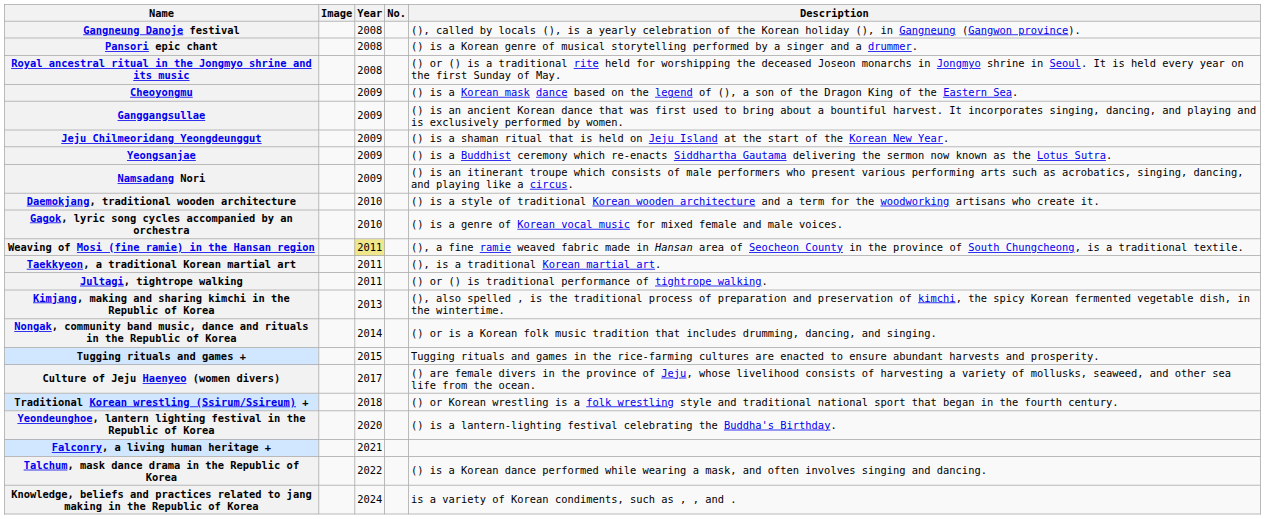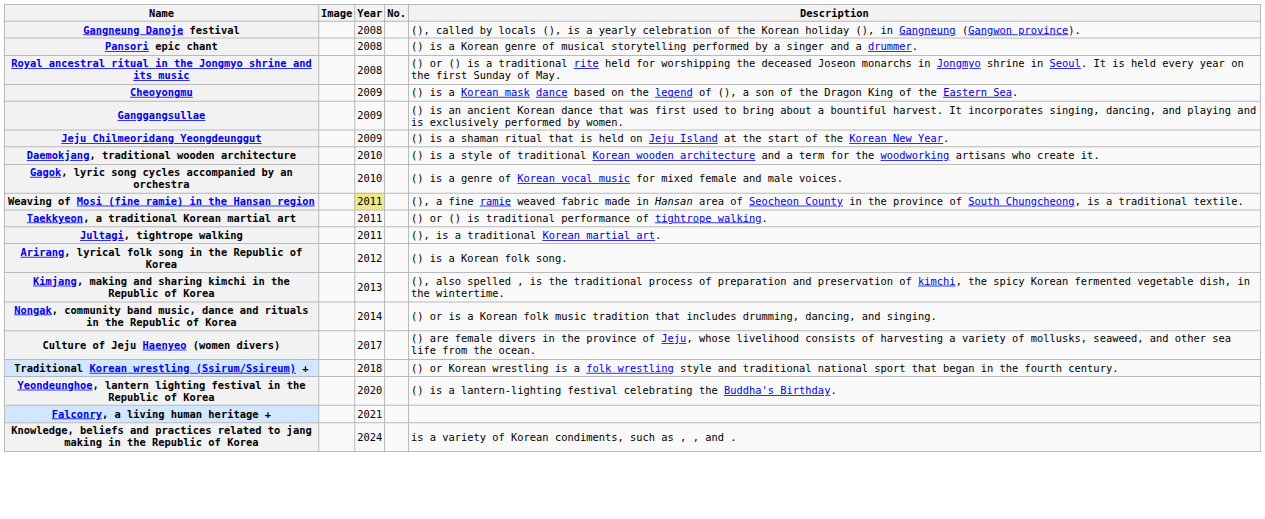- row: (161, 156)
- row: (161, 178)
(536, 264) (), is a traditional Korean martial art. -> (589, 218) () or () is traditional performance of tightrope walking.
(589, 281) () or () is traditional performance of tightrope walking. -> (536, 235) (), is a traditional Korean martial art.
+ row: (161, 258)
- row: (161, 356)
- row: (161, 471)
